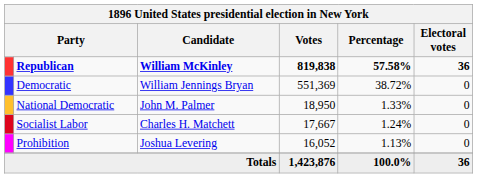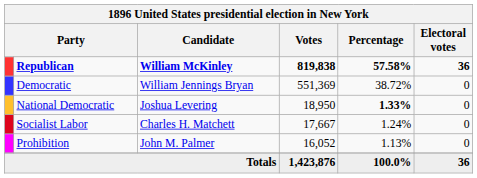(177, 105) John M. Palmer -> (179, 105) Joshua Levering
(396, 105) normal -> (395, 105) bold
(179, 143) Joshua Levering -> (177, 143) John M. Palmer
